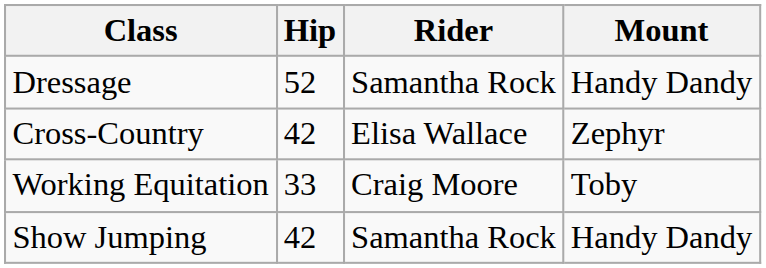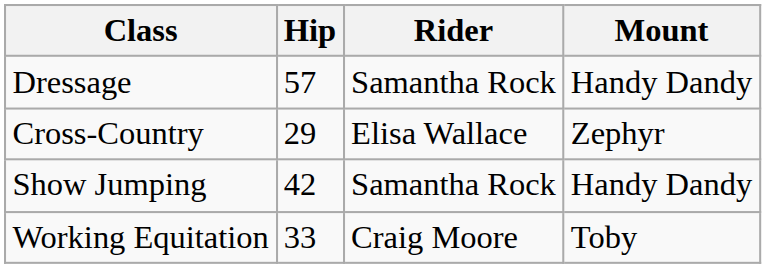(300, 81) 52 -> (300, 81) 57
(300, 133) 42 -> (300, 133) 29
rows swapped: (141, 184) <-> (110, 236)
